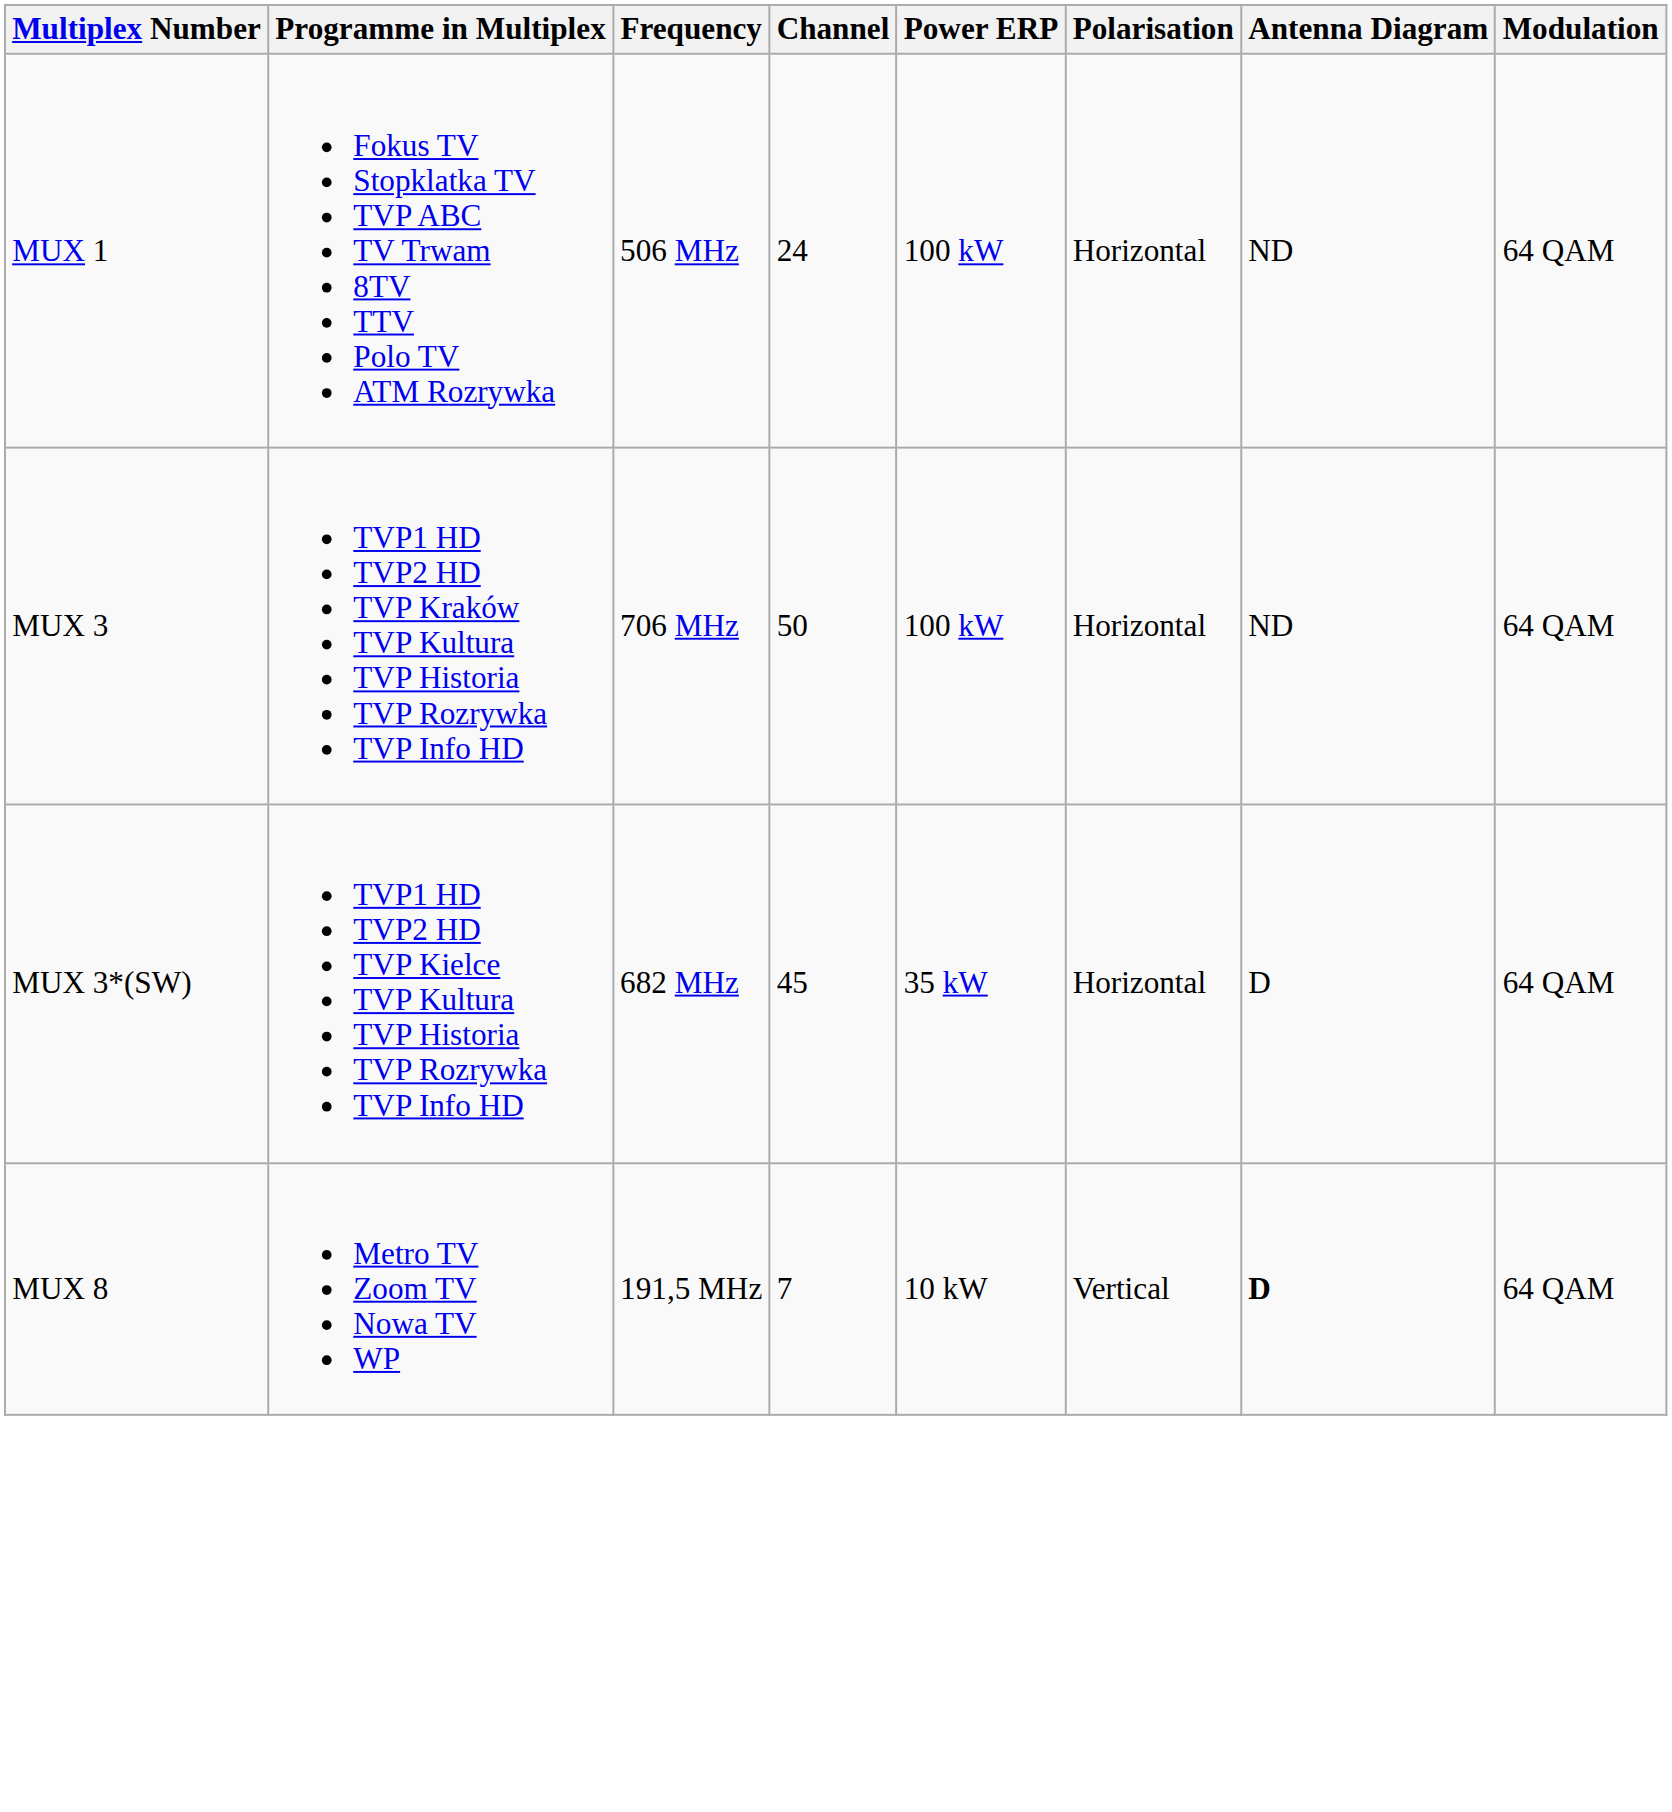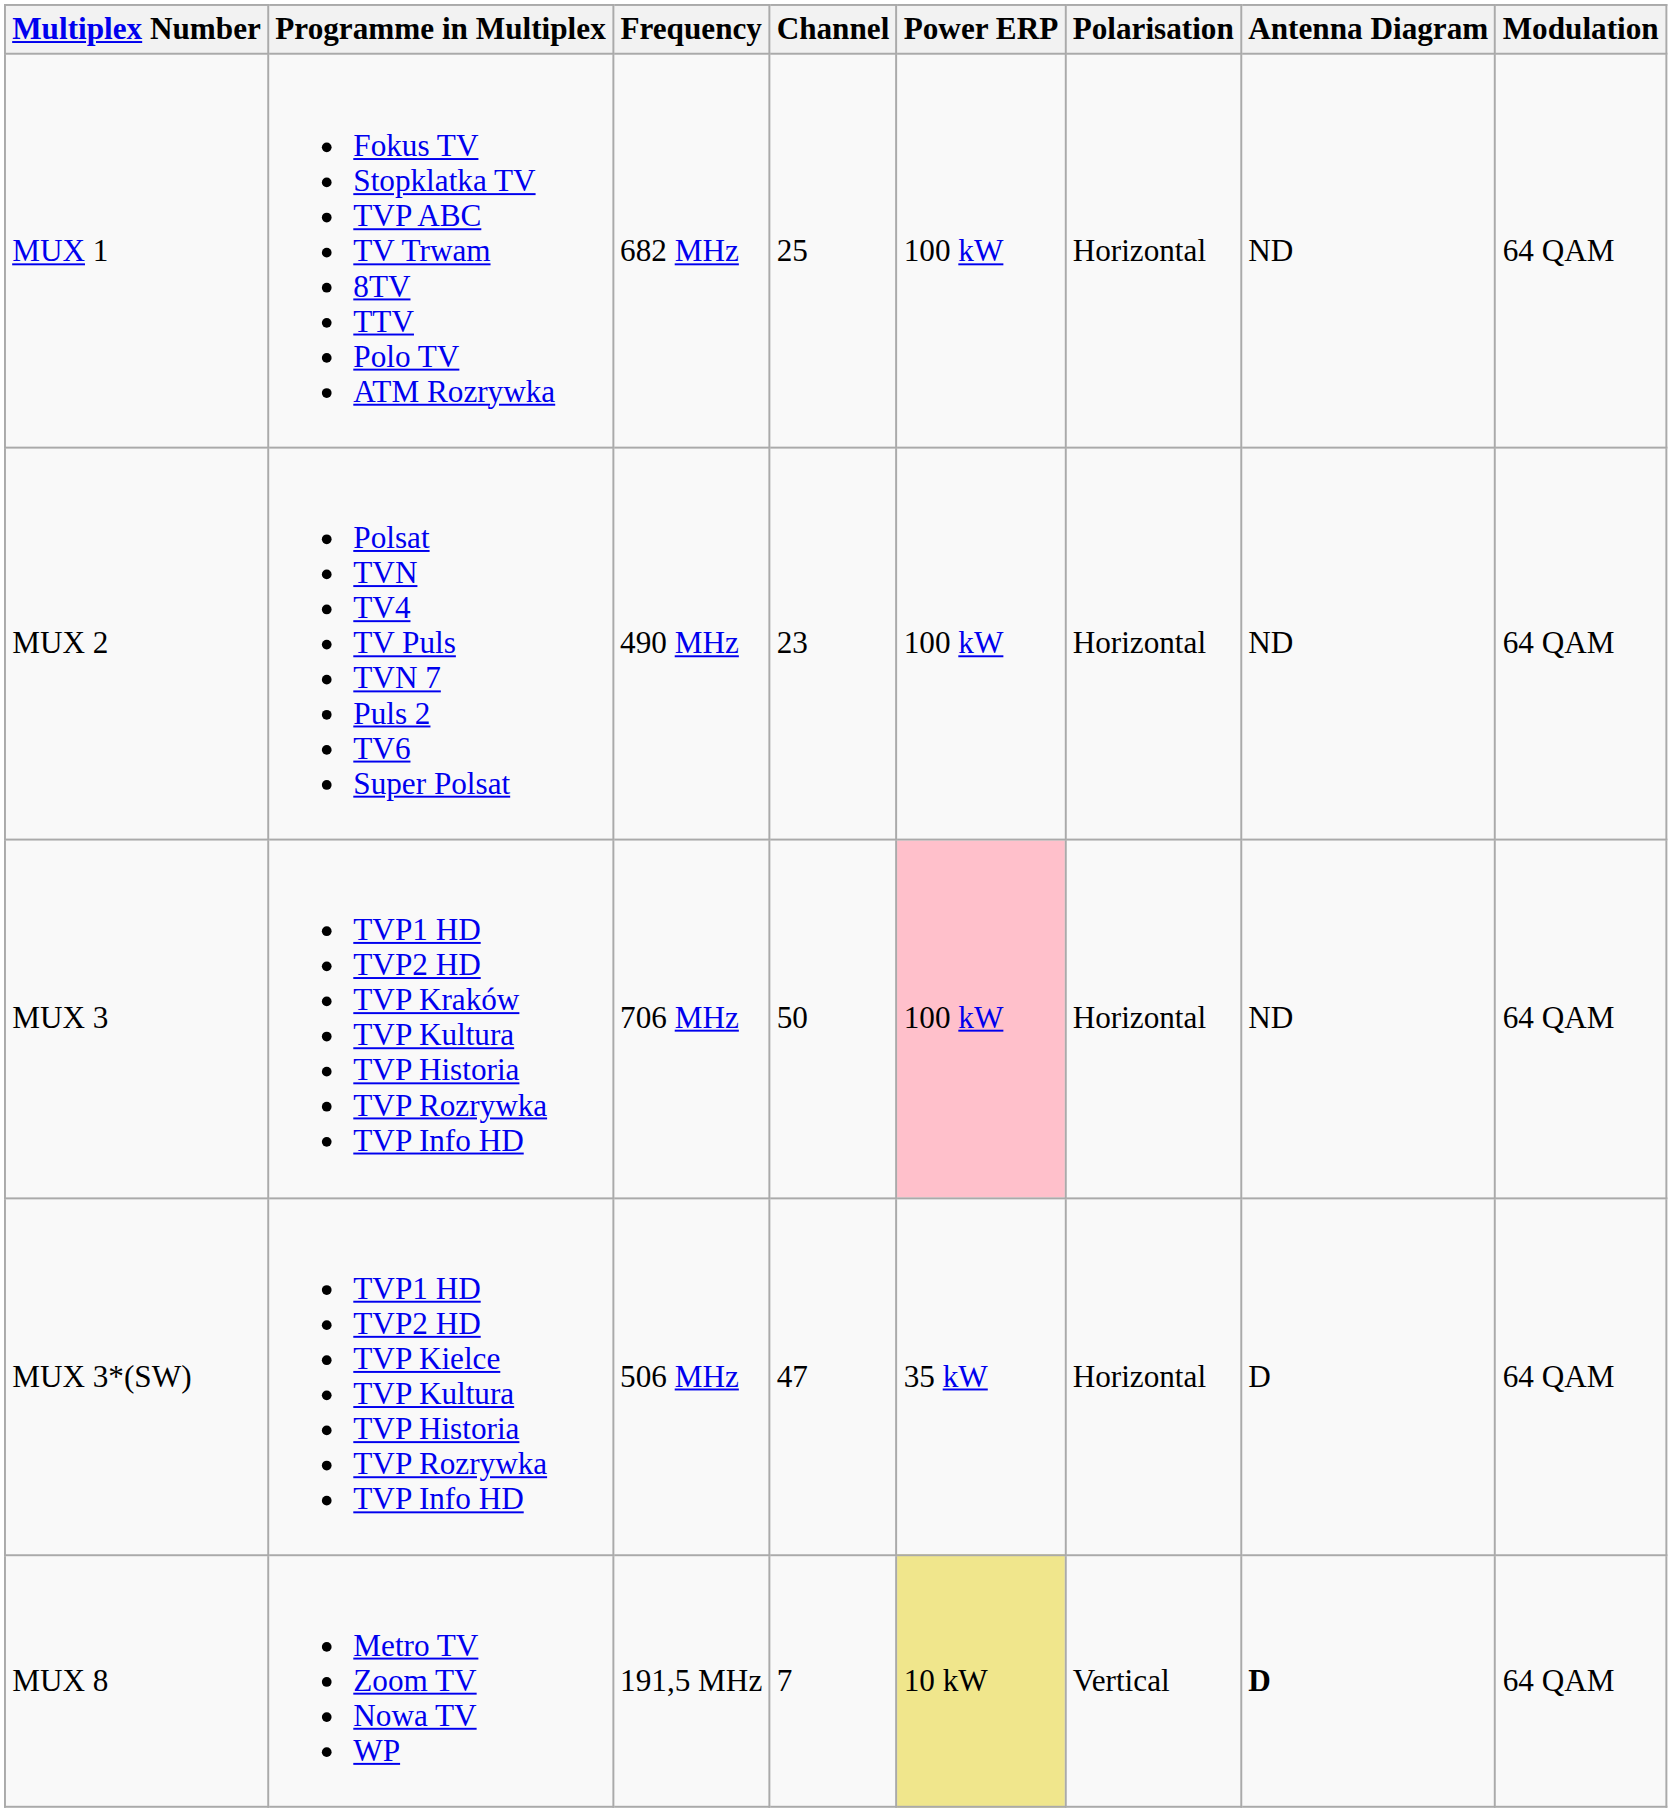(679, 250) 506 MHz -> (679, 250) 682 MHz
(792, 250) 24 -> (792, 250) 25
+ row: (60, 643)
(954, 625) no background -> (954, 1018) pink background
(679, 983) 682 MHz -> (679, 1375) 506 MHz
(792, 983) 45 -> (792, 1375) 47
(946, 1287) no background -> (946, 1680) khaki background
